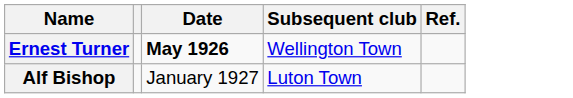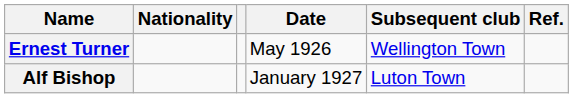+ column: (185, 19)
(188, 48) bold -> (290, 48) normal
